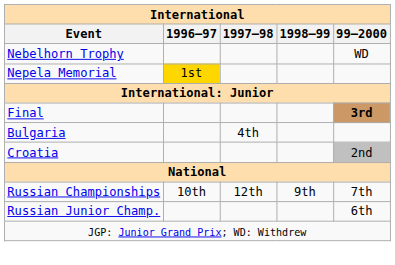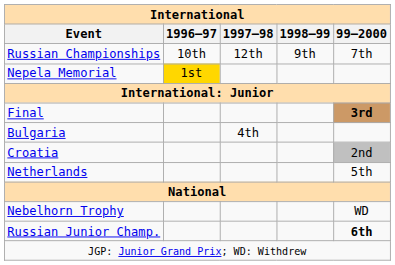rows swapped: (66, 54) <-> (84, 192)
+ row: (47, 172)
(362, 211) normal -> (362, 231) bold
